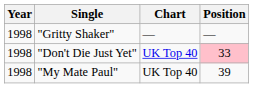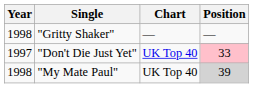(20, 53) 1998 -> (20, 53) 1997
(224, 72) no background -> (224, 72) lightgrey background
